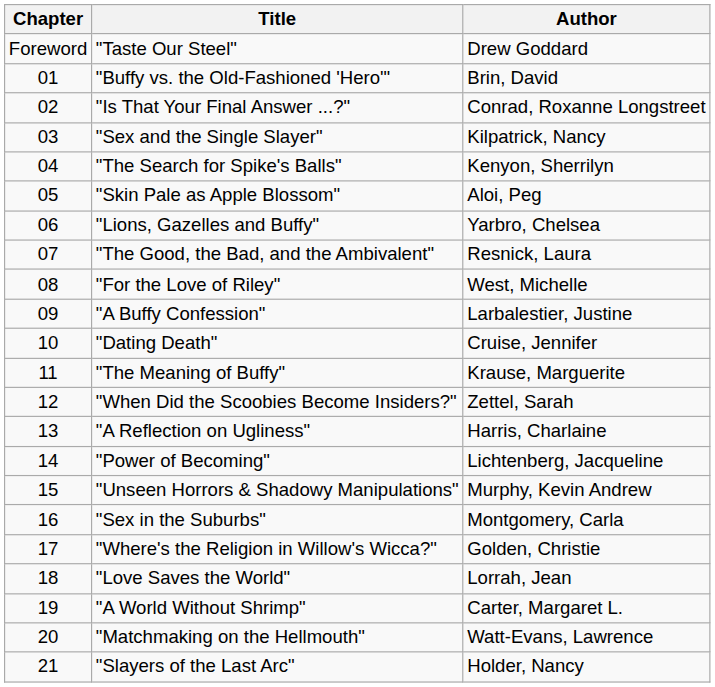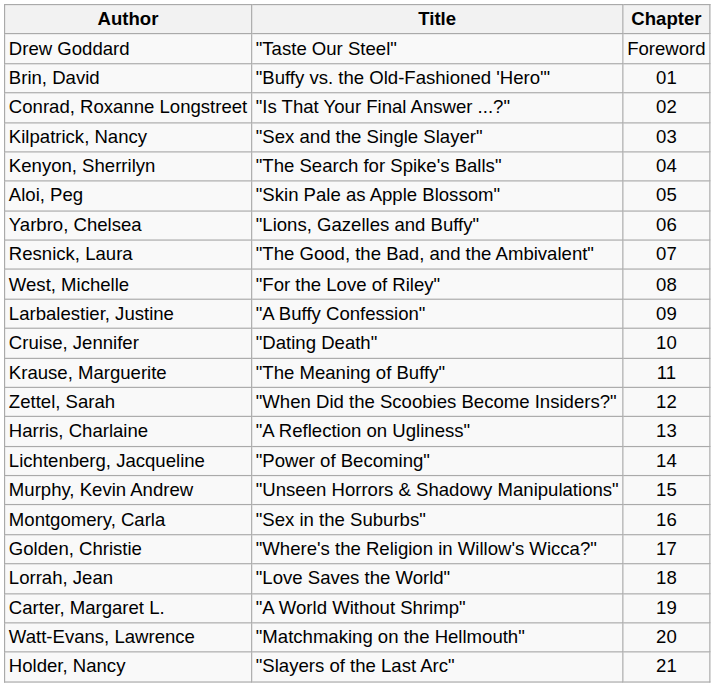columns swapped: (48, 19) <-> (586, 19)
